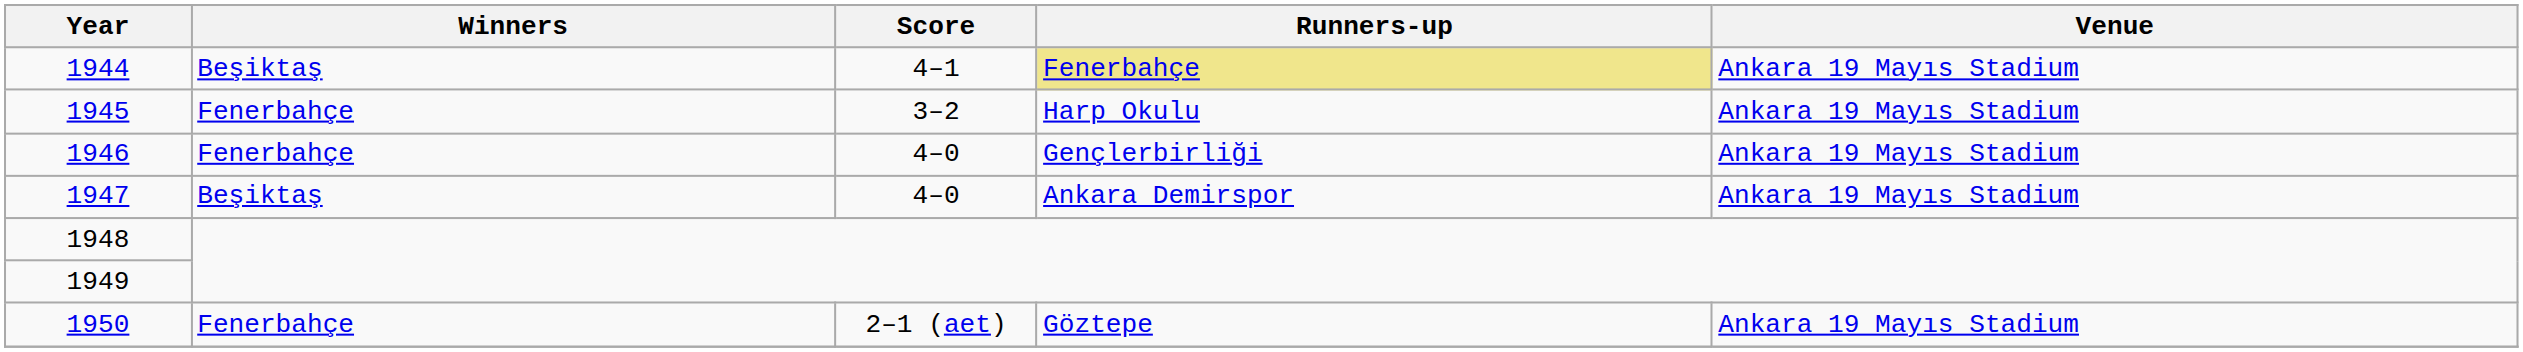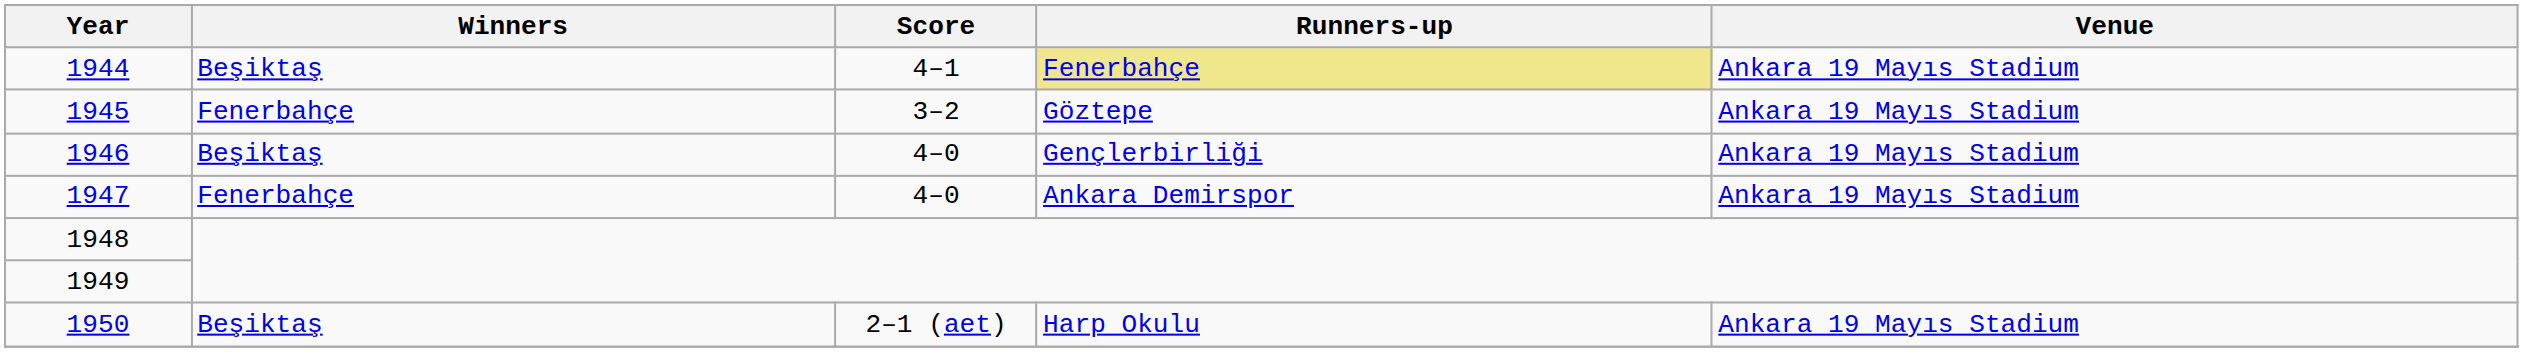(1122, 111) Harp Okulu -> (1098, 111) Göztepe
(276, 154) Fenerbahçe -> (260, 154) Beşiktaş
(260, 197) Beşiktaş -> (276, 197) Fenerbahçe
(276, 324) Fenerbahçe -> (260, 324) Beşiktaş
(1098, 324) Göztepe -> (1122, 324) Harp Okulu
